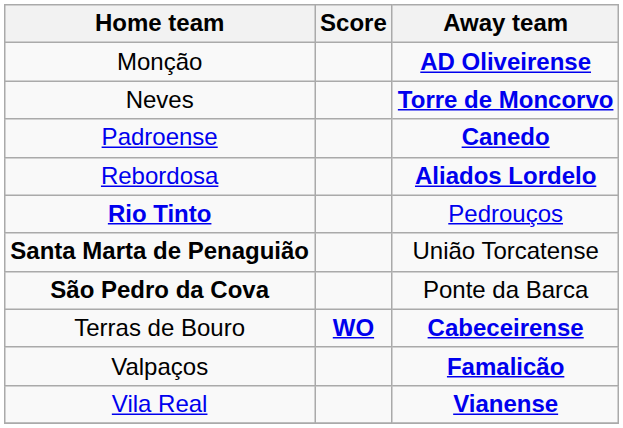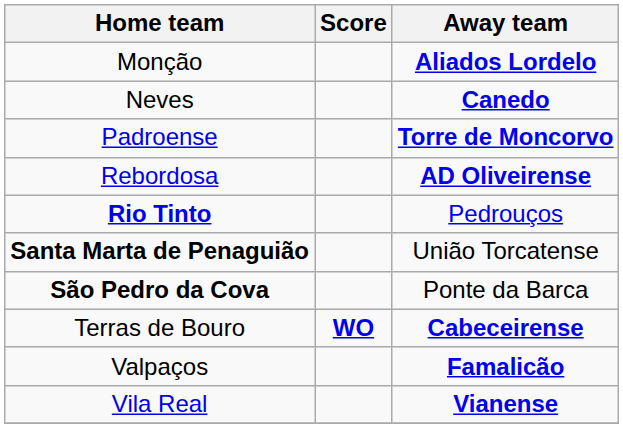(506, 61) AD Oliveirense -> (506, 61) Aliados Lordelo
(506, 99) Torre de Moncorvo -> (506, 99) Canedo
(506, 137) Canedo -> (506, 137) Torre de Moncorvo
(506, 175) Aliados Lordelo -> (506, 175) AD Oliveirense
